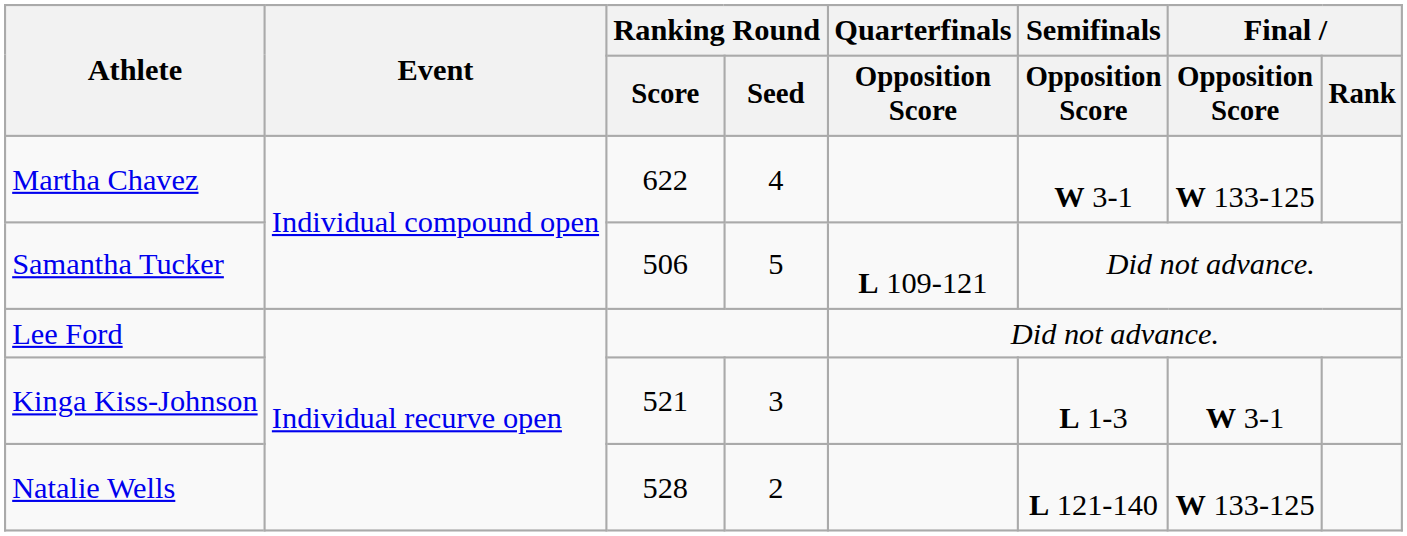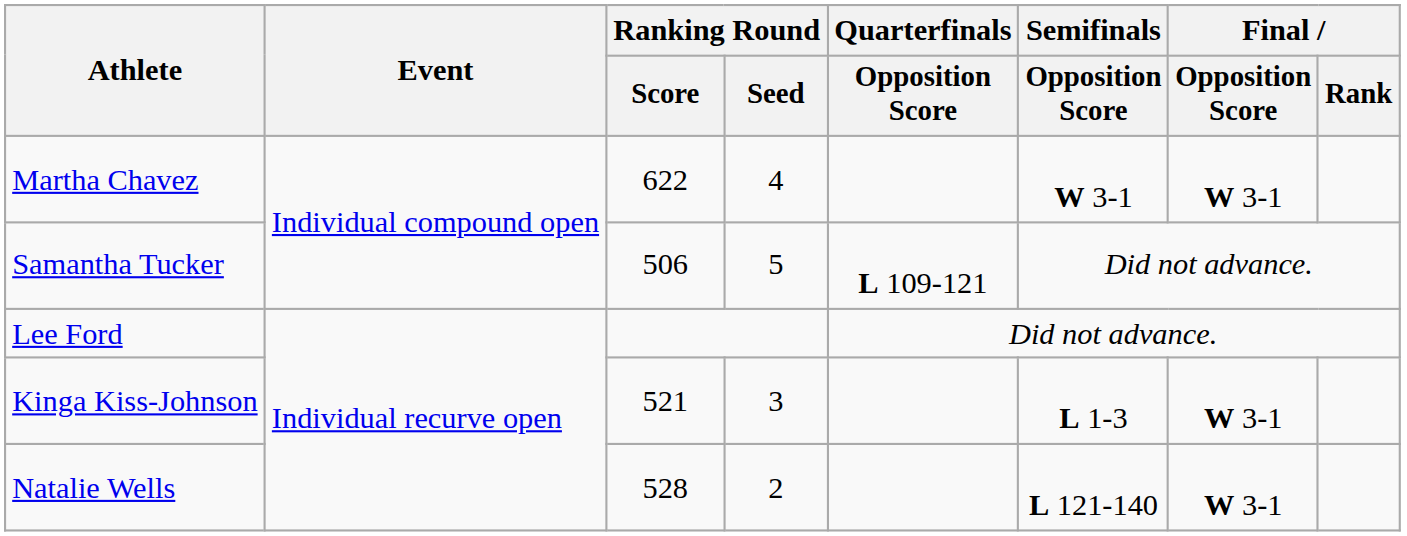(1245, 197) W 133-125 -> (1243, 197) W 3-1
(1245, 505) W 133-125 -> (1243, 505) W 3-1
